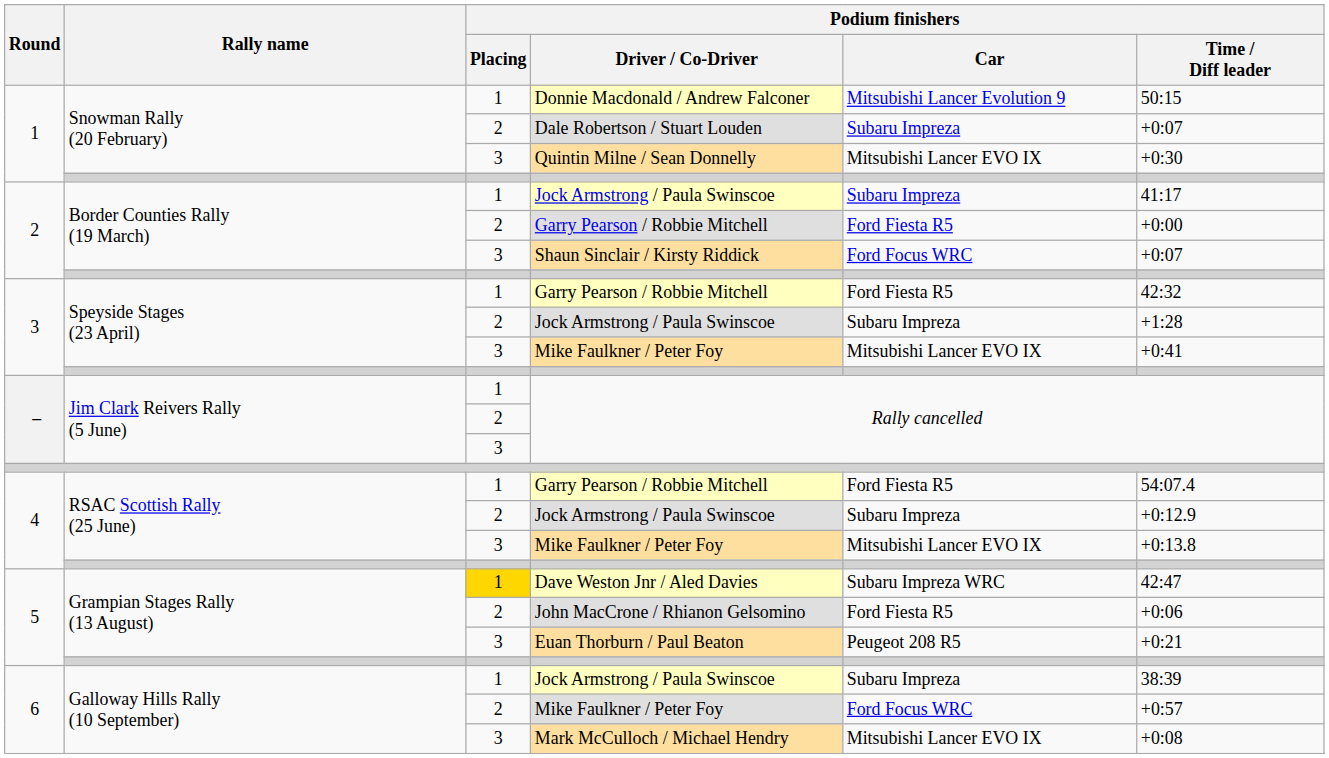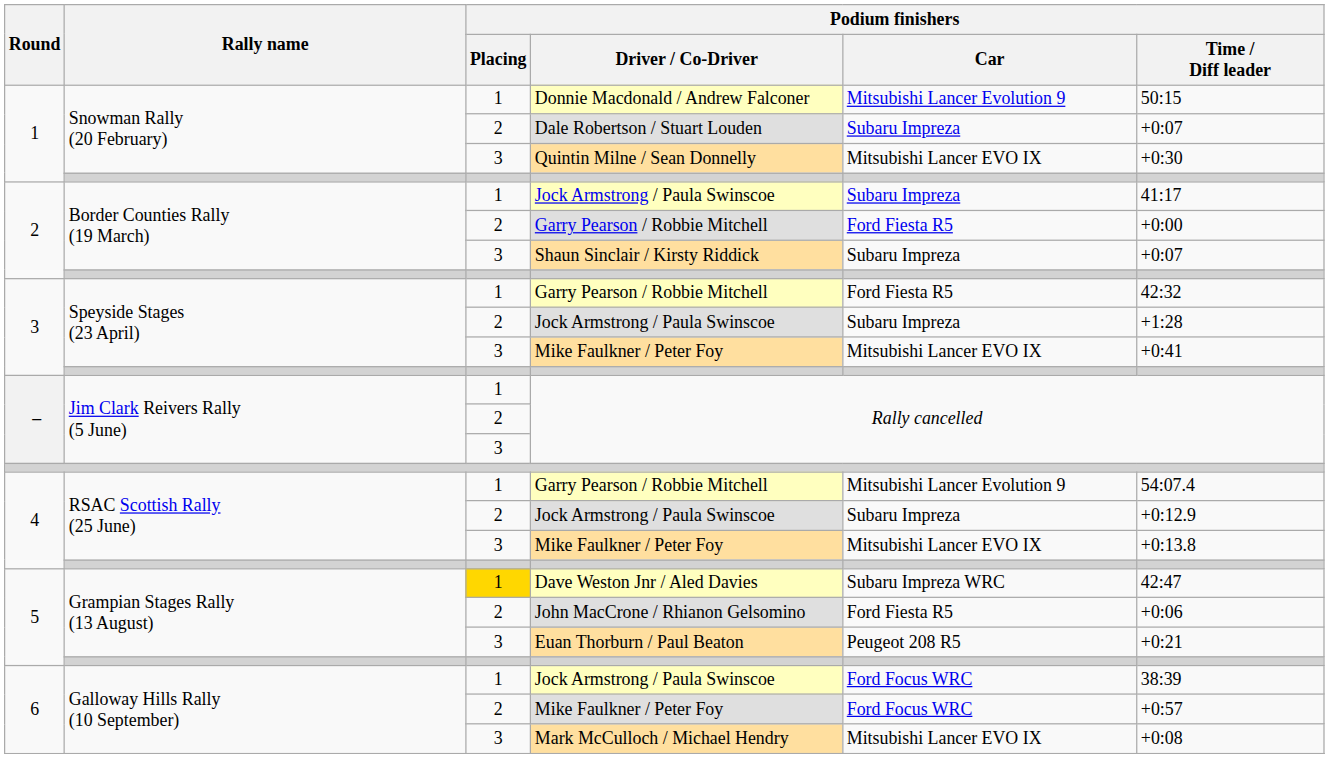(910, 255) Ford Focus WRC -> (904, 255) Subaru Impreza
(900, 486) Ford Fiesta R5 -> (956, 486) Mitsubishi Lancer Evolution 9
(904, 679) Subaru Impreza -> (910, 679) Ford Focus WRC
